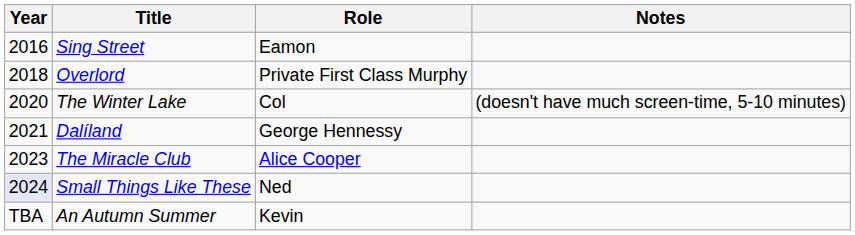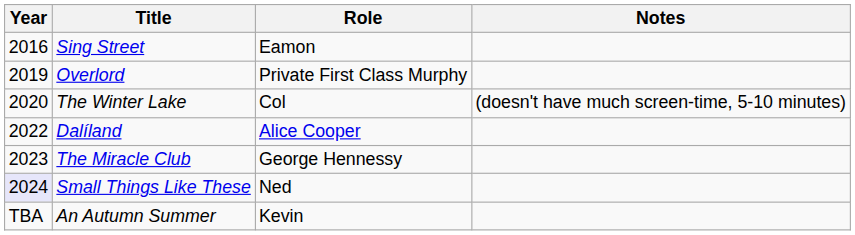(28, 74) 2018 -> (28, 74) 2019
(28, 131) 2021 -> (28, 131) 2022
(331, 131) George Hennessy -> (310, 131) Alice Cooper
(310, 159) Alice Cooper -> (331, 159) George Hennessy
